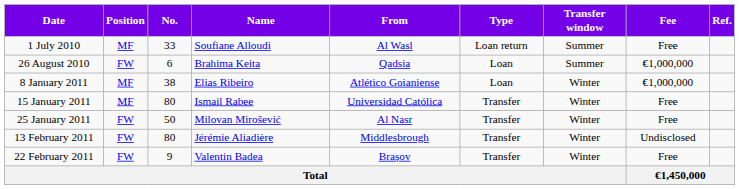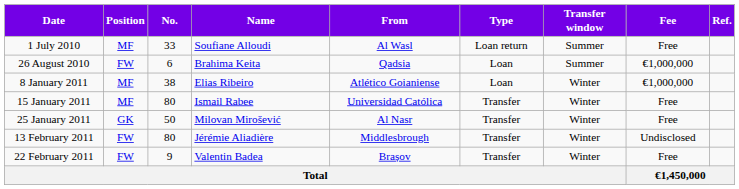(125, 120) FW -> (125, 120) GK
